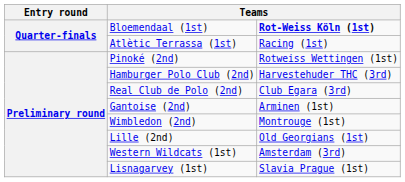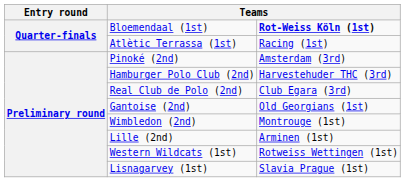(329, 59) Rotweiss Wettingen (1st) -> (303, 59) Amsterdam (3rd)
(297, 106) Arminen (1st) -> (314, 106) Old Georgians (1st)
(314, 138) Old Georgians (1st) -> (297, 138) Arminen (1st)
(303, 153) Amsterdam (3rd) -> (329, 153) Rotweiss Wettingen (1st)
